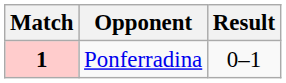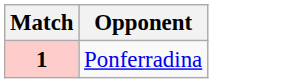- column: (244, 22)
